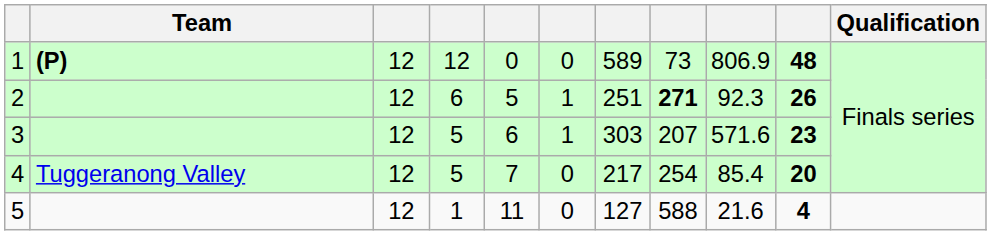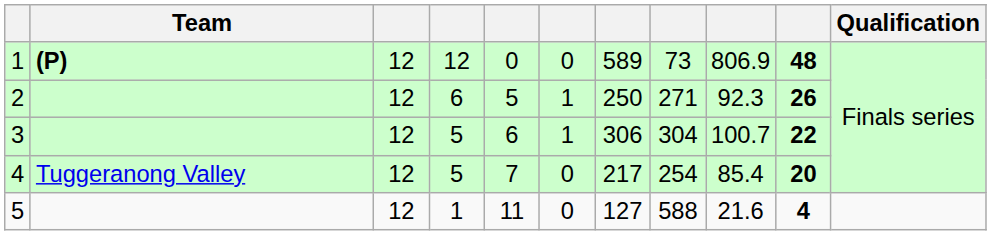(623, 98) 251 -> (623, 98) 250
(678, 98) bold -> (678, 98) normal
(623, 135) 303 -> (623, 135) 306
(678, 135) 207 -> (678, 135) 304
(741, 135) 571.6 -> (741, 135) 100.7
(803, 135) 23 -> (803, 135) 22
